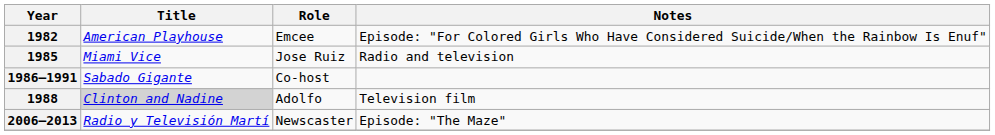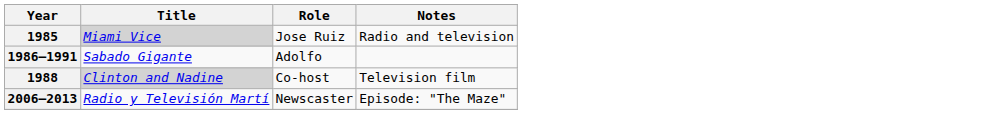- row: (42, 36)
(122, 57) no background -> (122, 36) lightgrey background
(303, 78) Co-host -> (299, 57) Adolfo
(299, 99) Adolfo -> (303, 78) Co-host
